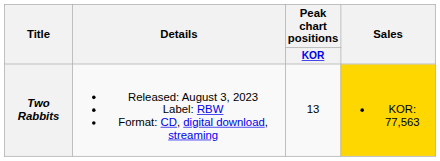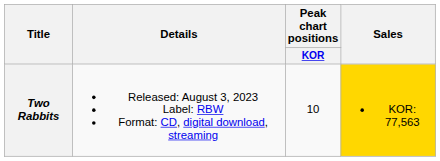(313, 110) 13 -> (313, 110) 10
